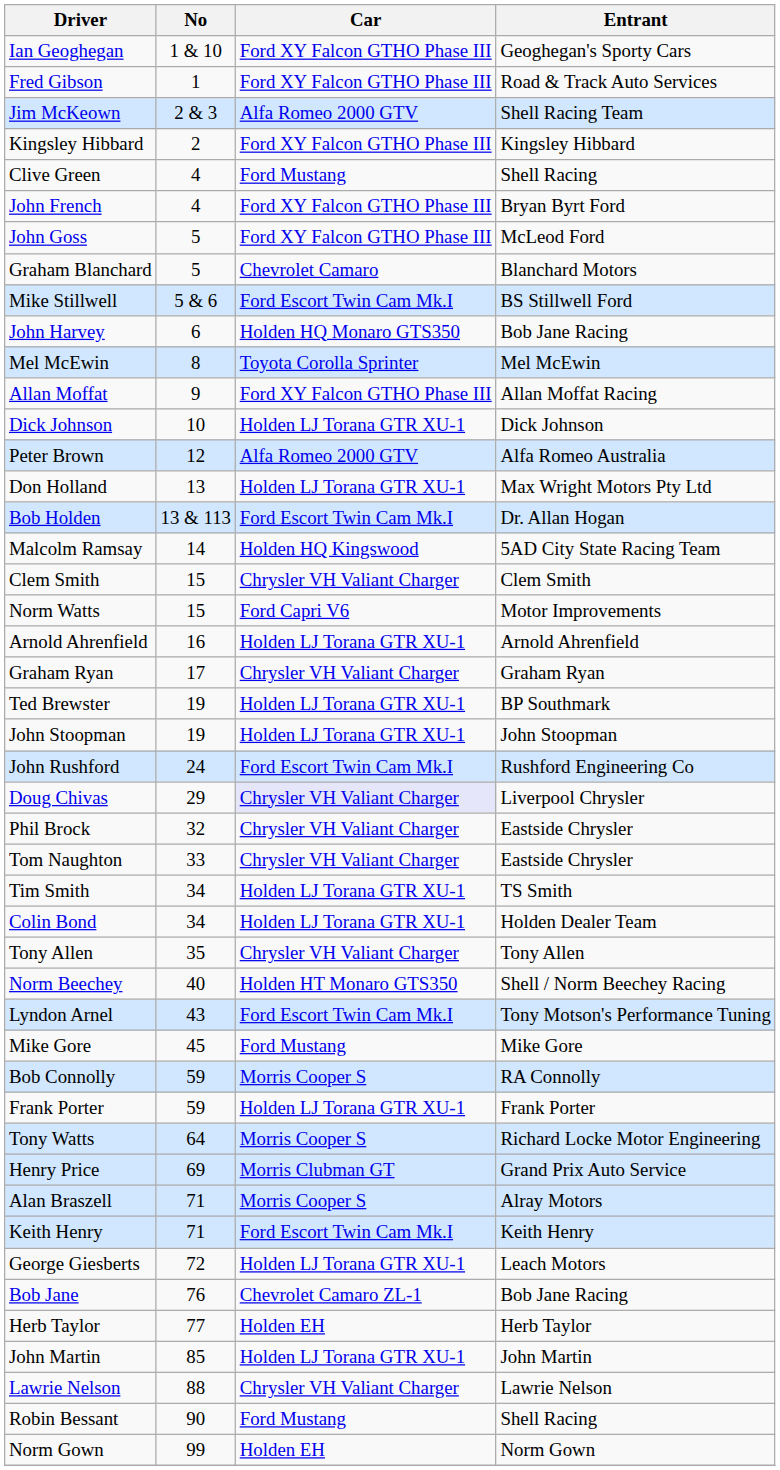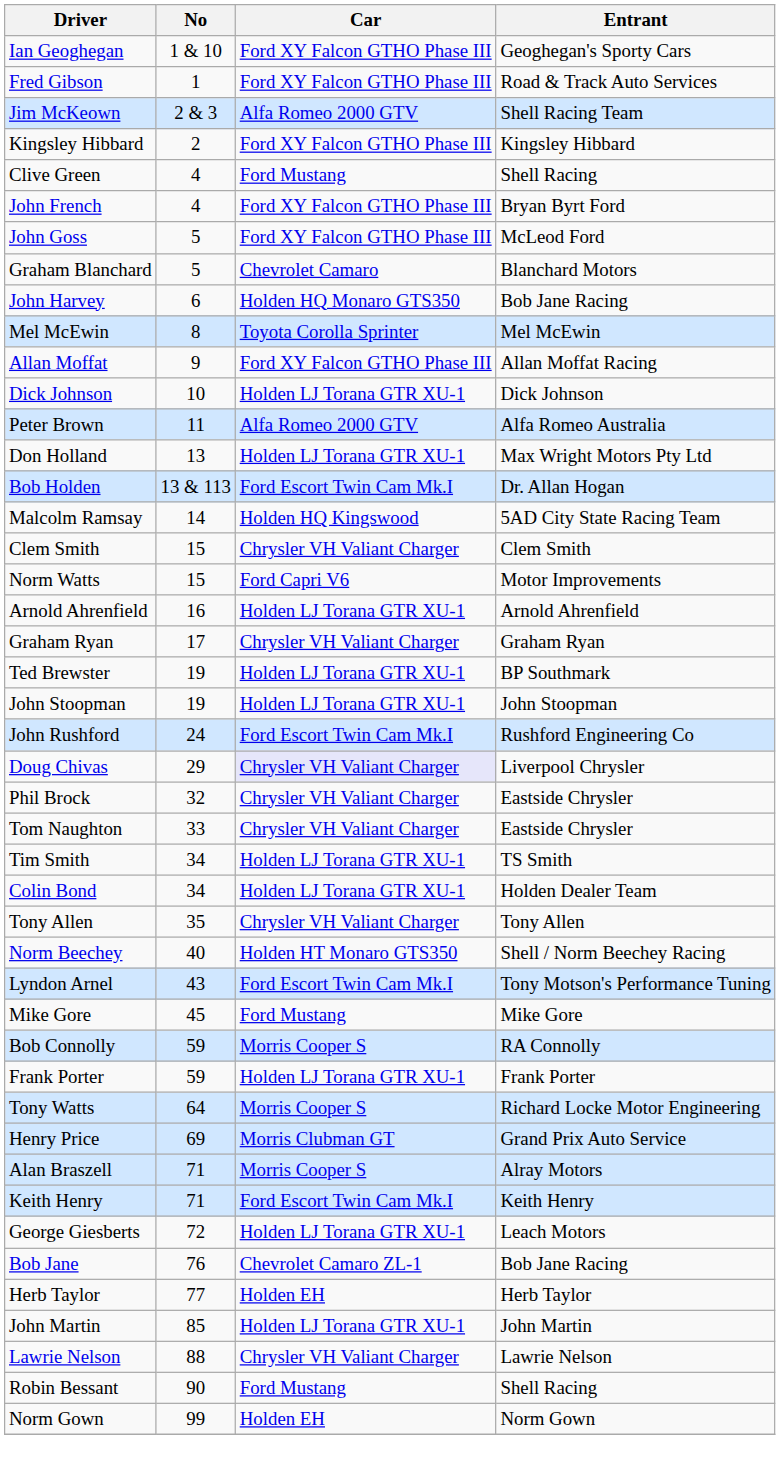- row: (63, 299)
(196, 455) 12 -> (196, 424) 11
